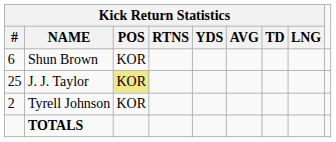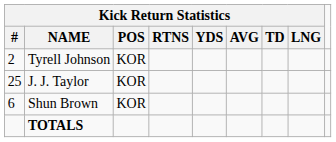rows swapped: (69, 103) <-> (63, 59)
(131, 81) khaki background -> (131, 81) no background
